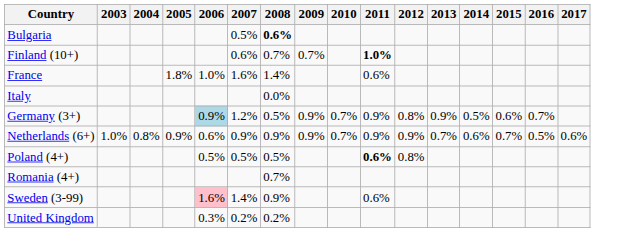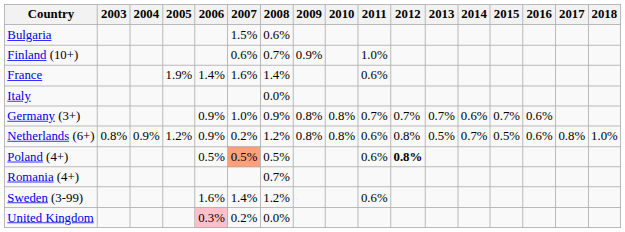+ column: (604, 14)
(244, 34) 0.5% -> (244, 34) 1.5%
(278, 34) bold -> (277, 34) normal
(311, 55) 0.7% -> (309, 55) 0.9%
(377, 55) bold -> (374, 55) normal
(179, 75) 1.8% -> (179, 75) 1.9%
(211, 75) 1.0% -> (211, 75) 1.4%
(211, 116) lightblue background -> (211, 116) no background
(244, 116) 1.2% -> (244, 116) 1.0%
(277, 116) 0.5% -> (277, 116) 0.9%
(311, 116) 0.9% -> (309, 116) 0.8%
(344, 116) 0.7% -> (342, 116) 0.8%
(376, 116) 0.9% -> (374, 116) 0.7%
(411, 116) 0.8% -> (407, 116) 0.7%
(444, 116) 0.9% -> (442, 116) 0.7%
(476, 116) 0.5% -> (474, 116) 0.6%
(509, 116) 0.6% -> (507, 116) 0.7%
(541, 116) 0.7% -> (539, 116) 0.6%
(114, 136) 1.0% -> (114, 136) 0.8%
(146, 136) 0.8% -> (146, 136) 0.9%
(179, 136) 0.9% -> (179, 136) 1.2%
(211, 136) 0.6% -> (211, 136) 0.9%
(244, 136) 0.9% -> (244, 136) 0.2%
(277, 136) 0.9% -> (277, 136) 1.2%
(311, 136) 0.9% -> (309, 136) 0.8%
(344, 136) 0.7% -> (342, 136) 0.8%
(376, 136) 0.9% -> (374, 136) 0.6%
(411, 136) 0.9% -> (407, 136) 0.8%
(444, 136) 0.7% -> (442, 136) 0.5%
(476, 136) 0.6% -> (474, 136) 0.7%
(509, 136) 0.7% -> (507, 136) 0.5%
(541, 136) 0.5% -> (539, 136) 0.6%
(574, 136) 0.6% -> (572, 136) 0.8%
(244, 156) no background -> (244, 156) lightsalmon background
(377, 156) bold -> (374, 156) normal
(411, 156) normal -> (408, 156) bold
(211, 197) pink background -> (211, 197) no background
(277, 197) 0.9% -> (277, 197) 1.2%
(211, 217) no background -> (211, 217) pink background
(277, 217) 0.2% -> (277, 217) 0.0%
